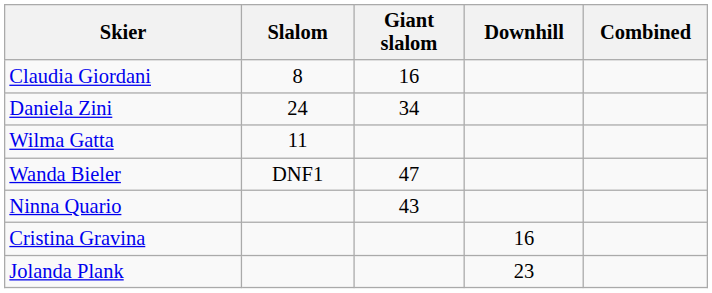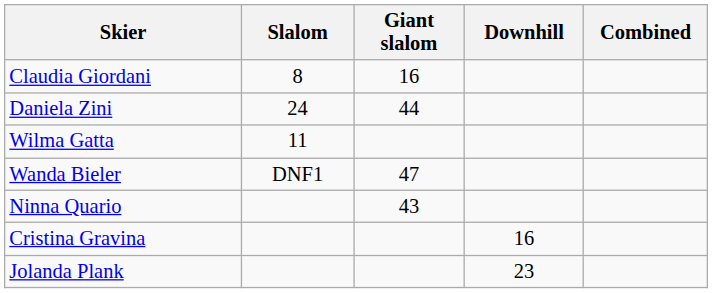(409, 108) 34 -> (409, 108) 44
